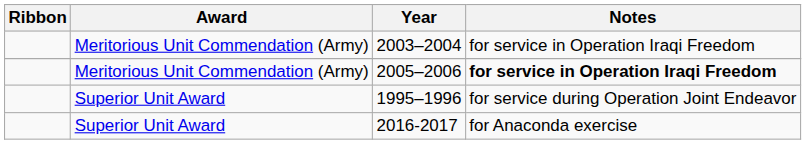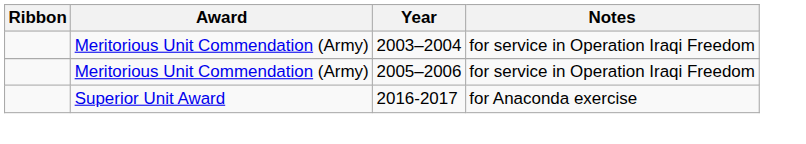(623, 71) bold -> (612, 71) normal
- row: (419, 98)
